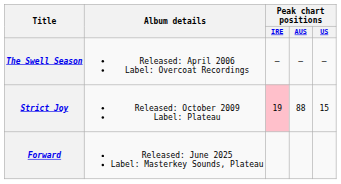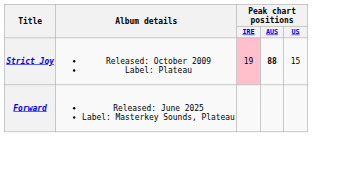- row: (44, 61)
(301, 108) normal -> (272, 61) bold
